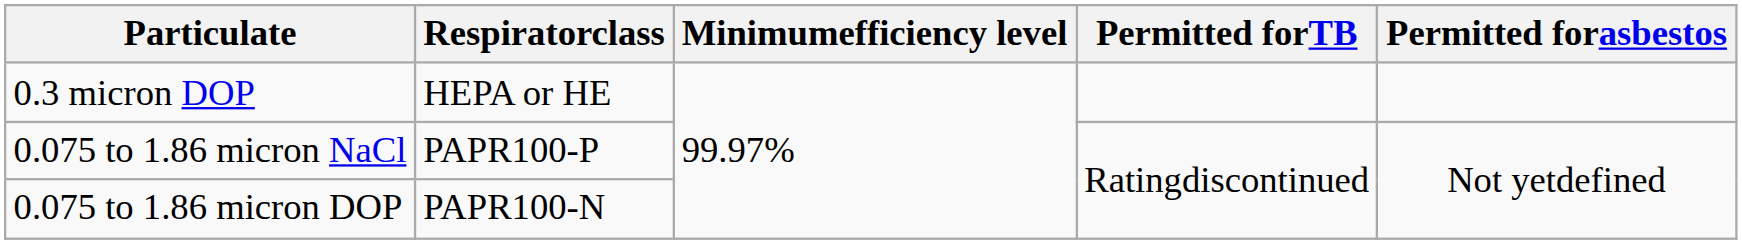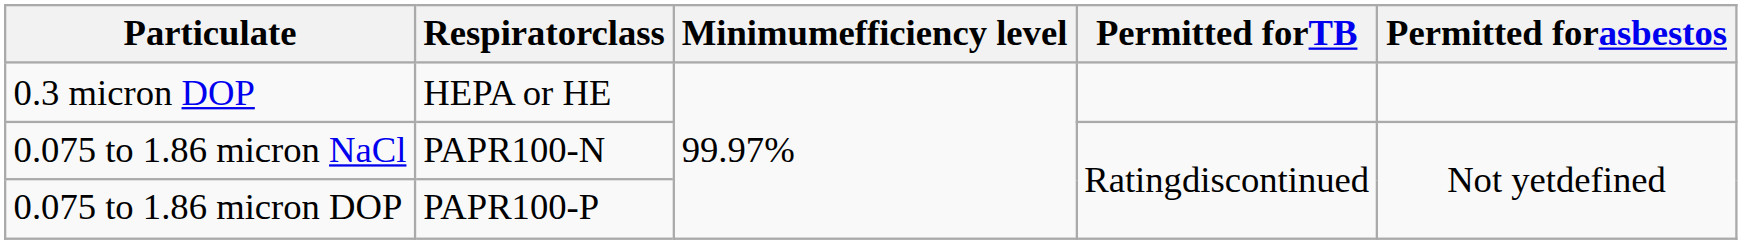(511, 149) PAPR100-P -> (514, 149) PAPR100-N
(514, 207) PAPR100-N -> (511, 207) PAPR100-P
